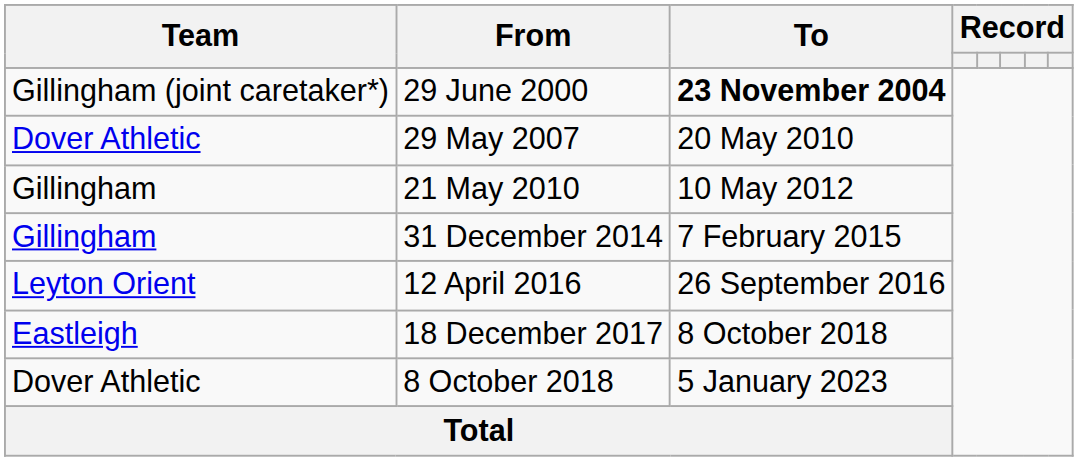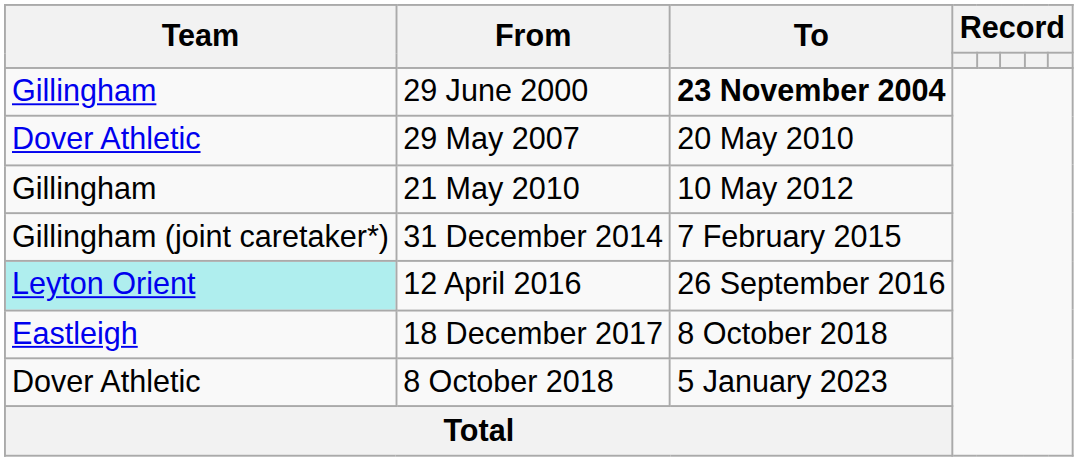(201, 91) Gillingham (joint caretaker*) -> (84, 91) Gillingham
(84, 236) Gillingham -> (201, 236) Gillingham (joint caretaker*)
(104, 285) no background -> (104, 285) paleturquoise background
